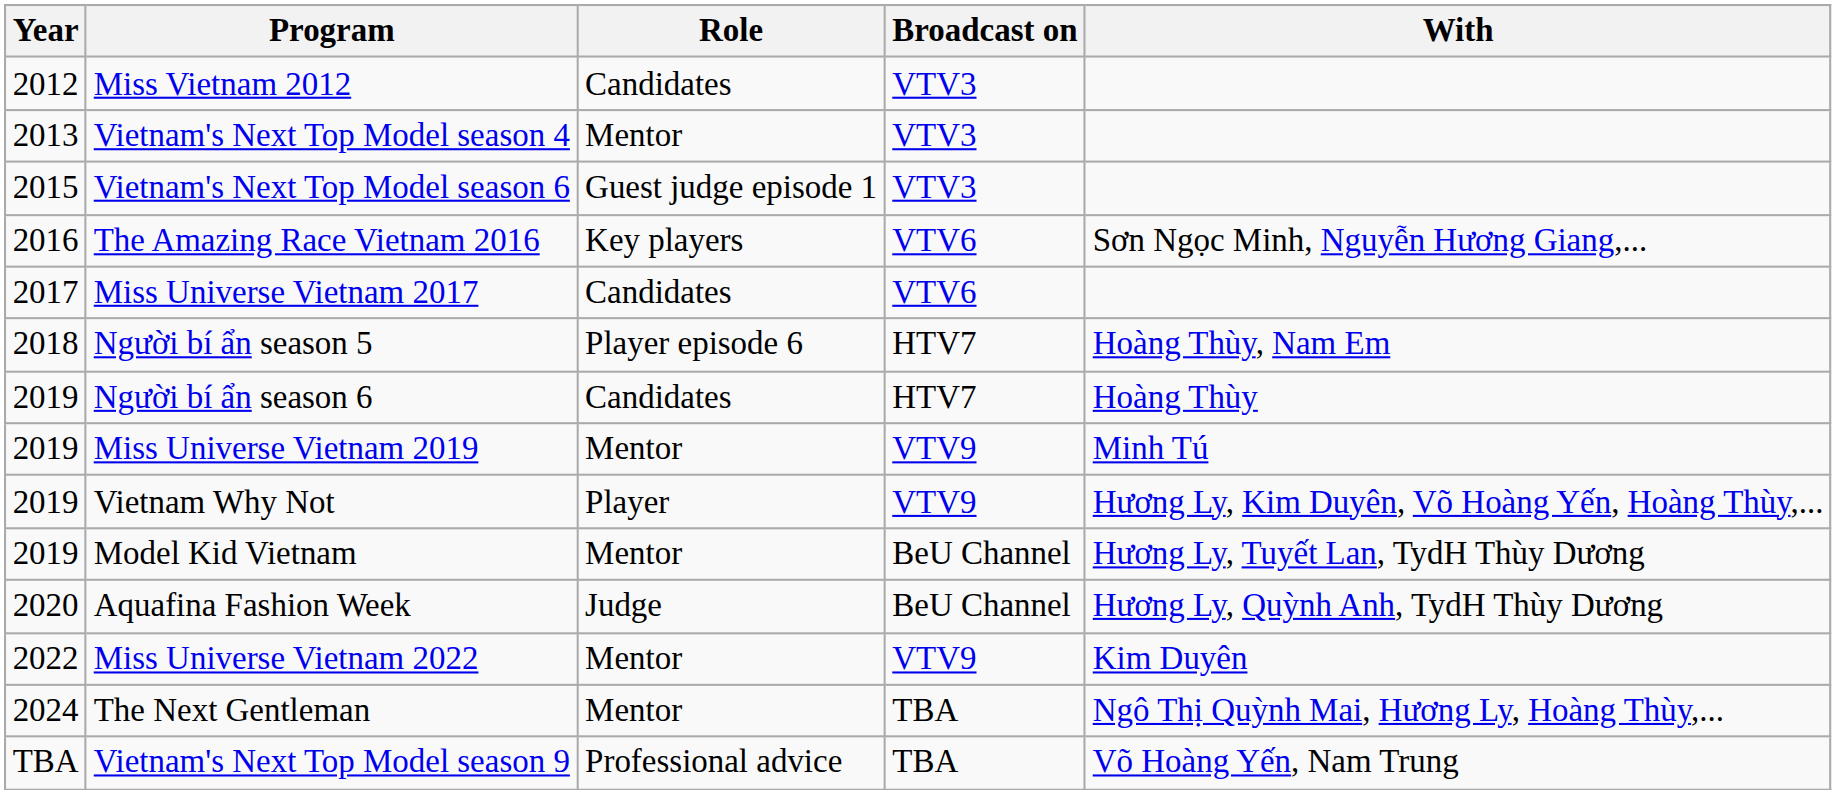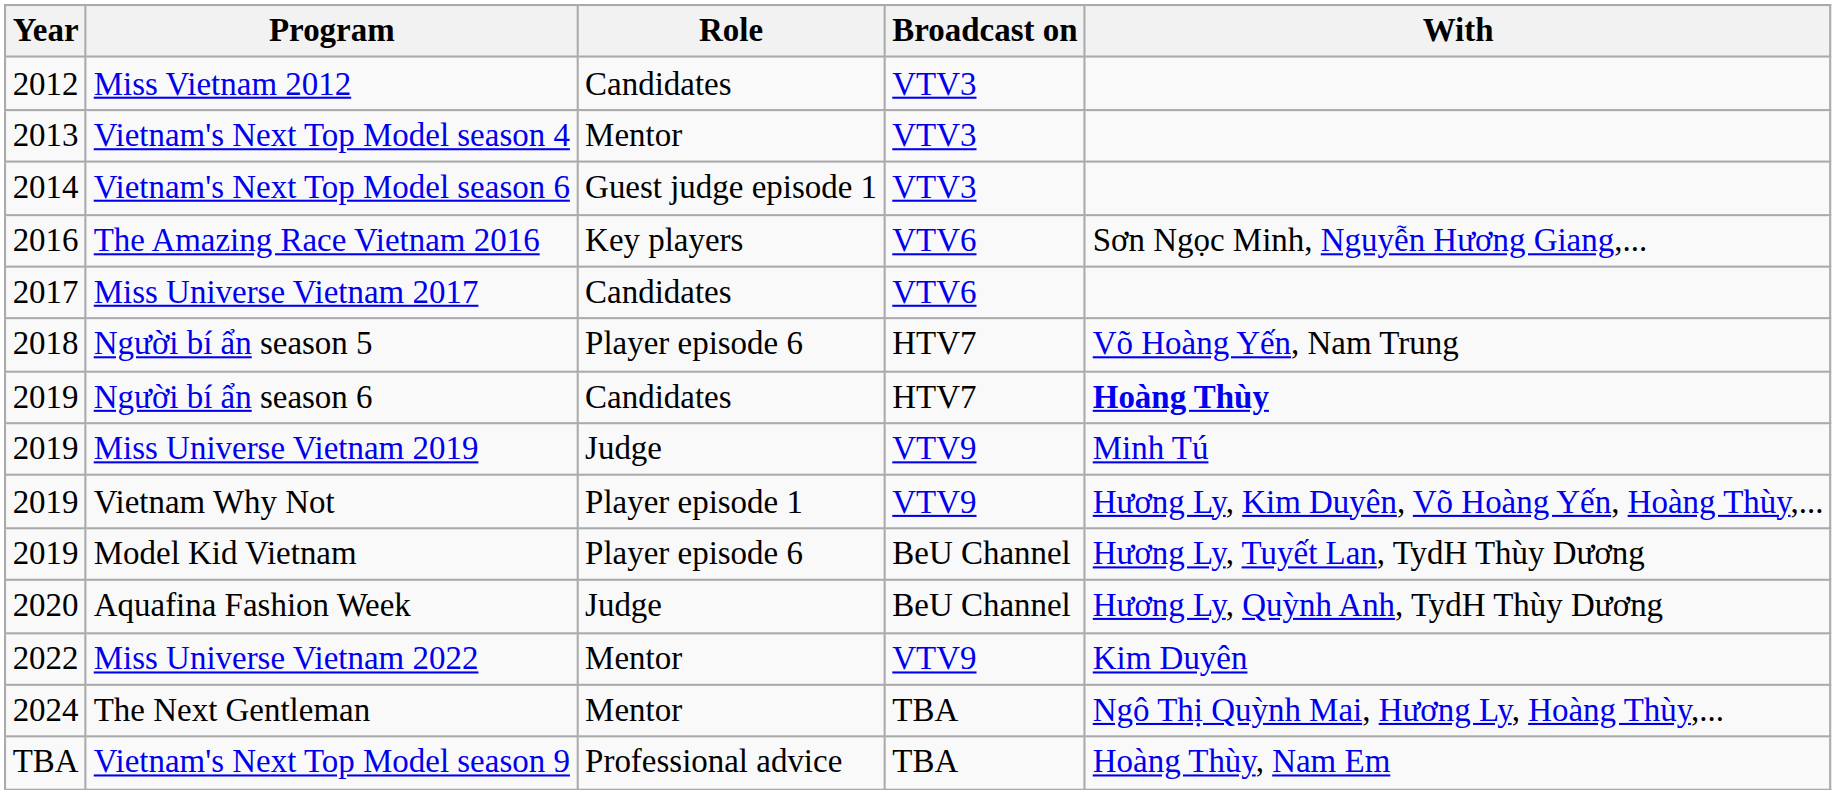(46, 187) 2015 -> (46, 187) 2014
(1242, 344) Hoàng Thùy, Nam Em -> (1276, 344) Võ Hoàng Yến, Nam Trung
(1175, 396) normal -> (1181, 396) bold
(634, 448) Mentor -> (624, 448) Judge
(627, 501) Player -> (694, 501) Player episode 1
(634, 553) Mentor -> (694, 553) Player episode 6
(1276, 762) Võ Hoàng Yến, Nam Trung -> (1242, 762) Hoàng Thùy, Nam Em
